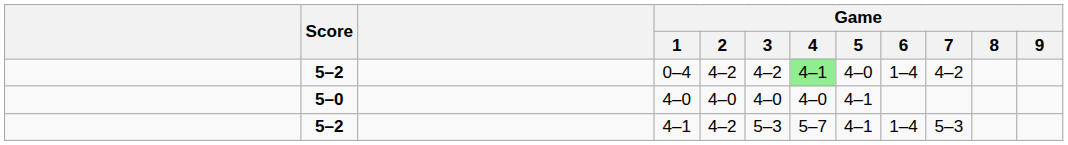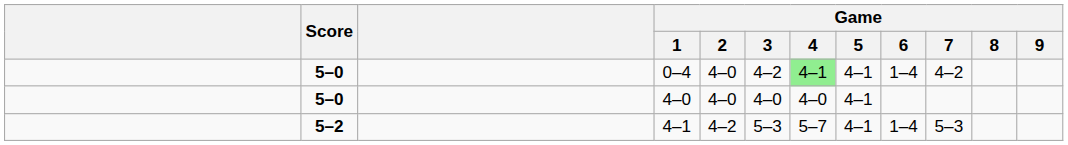(329, 72) 5–2 -> (329, 72) 5–0
(722, 72) 4–2 -> (722, 72) 4–0
(858, 72) 4–0 -> (858, 72) 4–1
